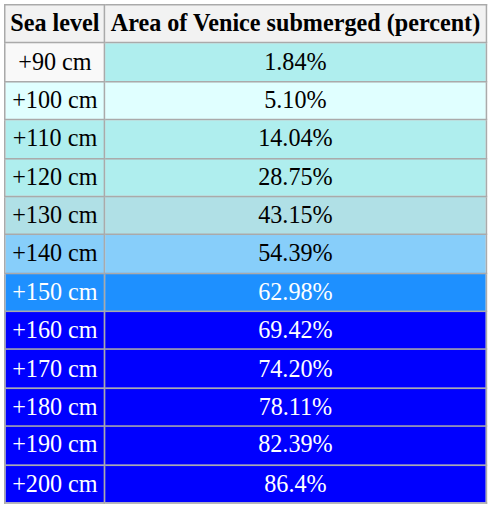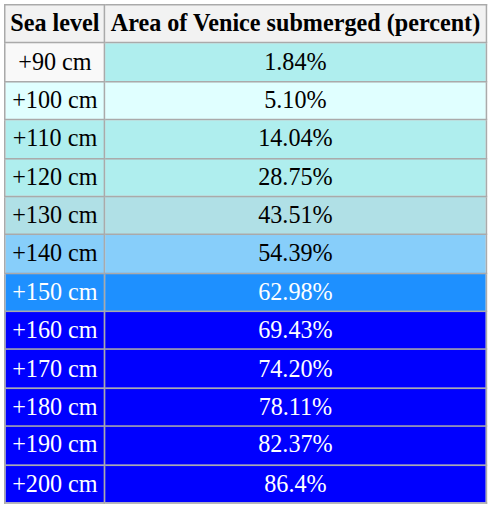(295, 215) 43.15% -> (295, 215) 43.51%
(295, 330) 69.42% -> (295, 330) 69.43%
(295, 445) 82.39% -> (295, 445) 82.37%
